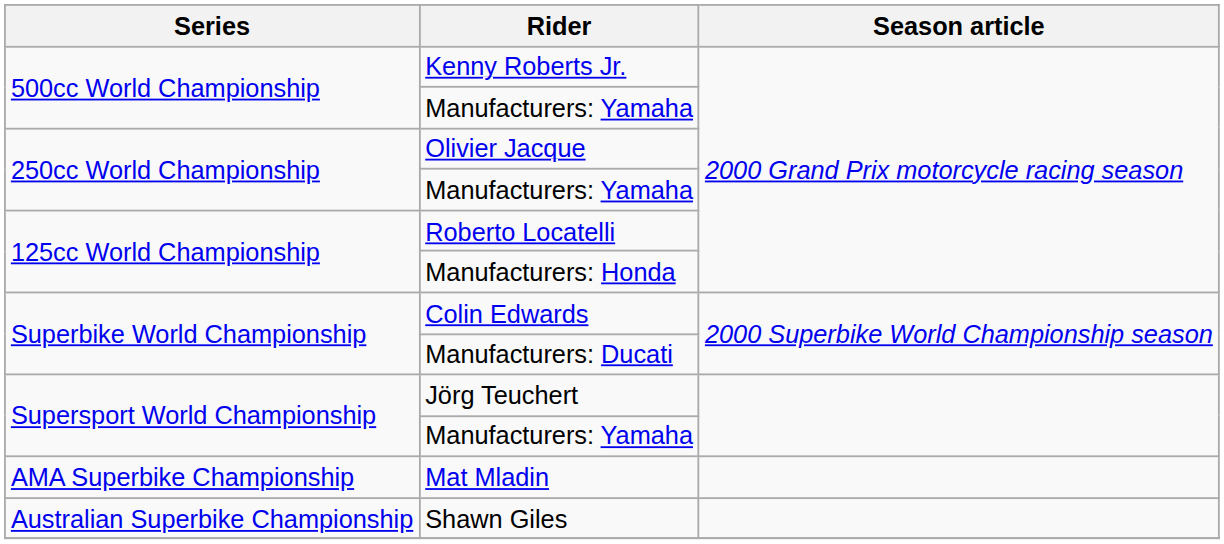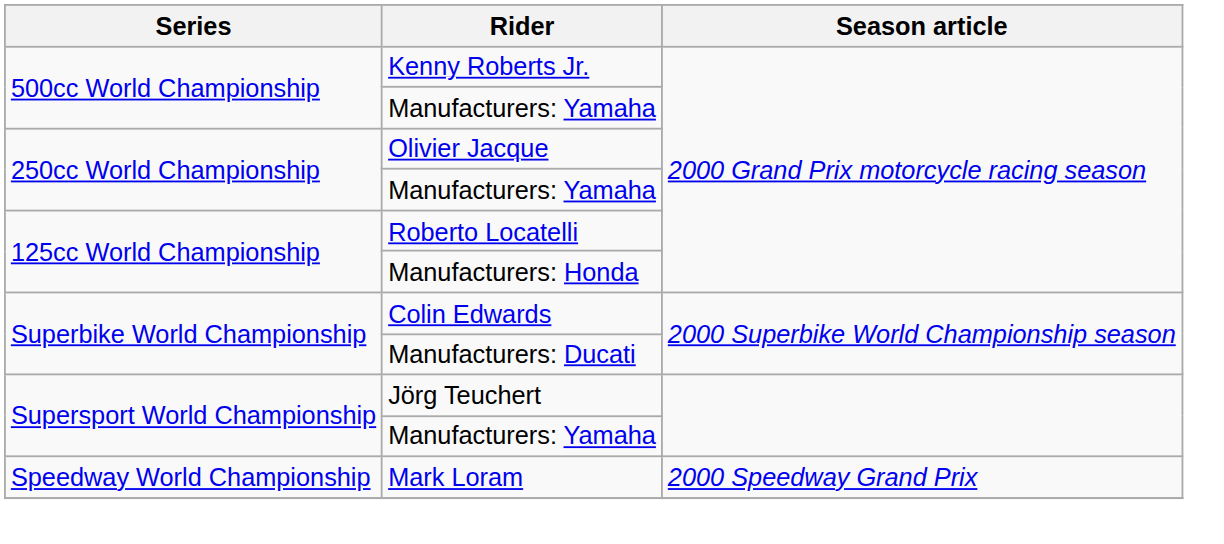+ row: (191, 477)
- row: (183, 477)
- row: (212, 518)
